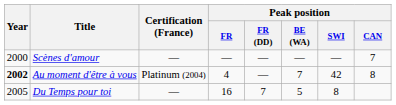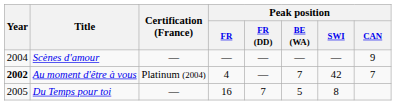(17, 58) 2000 -> (17, 58) 2004
(373, 58) 7 -> (373, 58) 9
(373, 74) 8 -> (373, 74) 7
